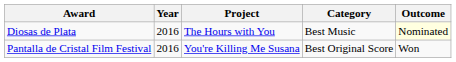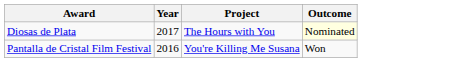- column: (349, 13)
(168, 31) 2016 -> (168, 31) 2017
